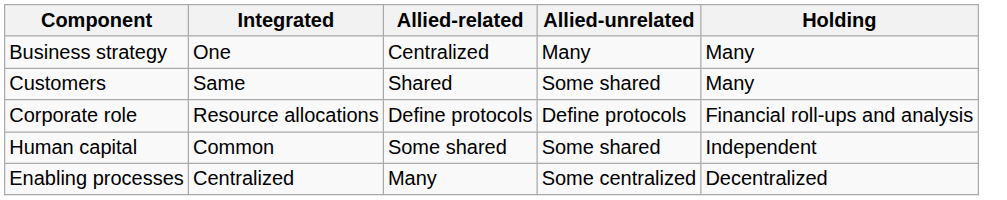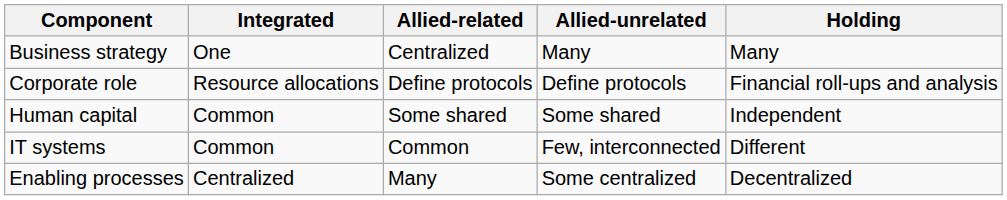- row: (58, 83)
+ row: (57, 147)
